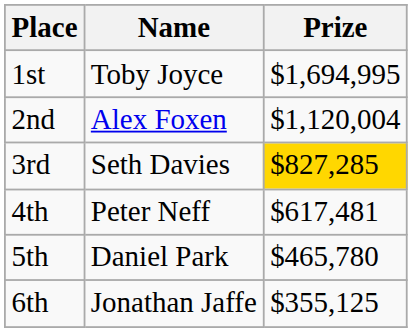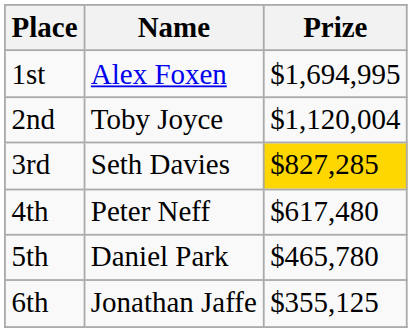(157, 73) Toby Joyce -> (159, 73) Alex Foxen
(159, 119) Alex Foxen -> (157, 119) Toby Joyce
(324, 211) $617,481 -> (324, 211) $617,480
